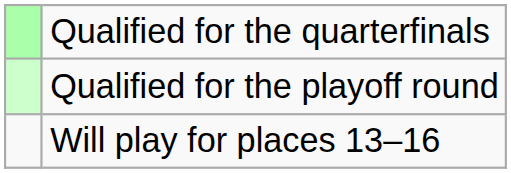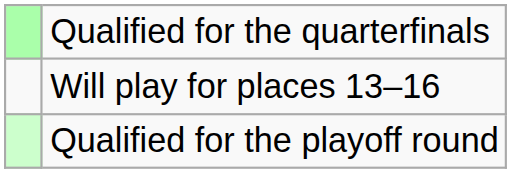rows swapped: (274, 85) <-> (245, 140)
